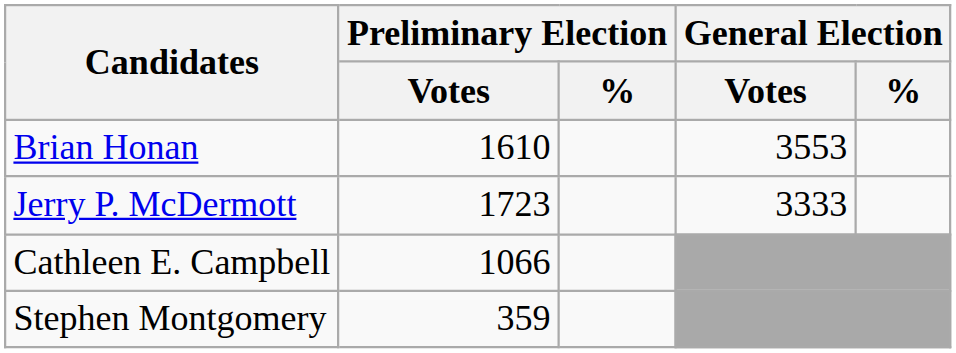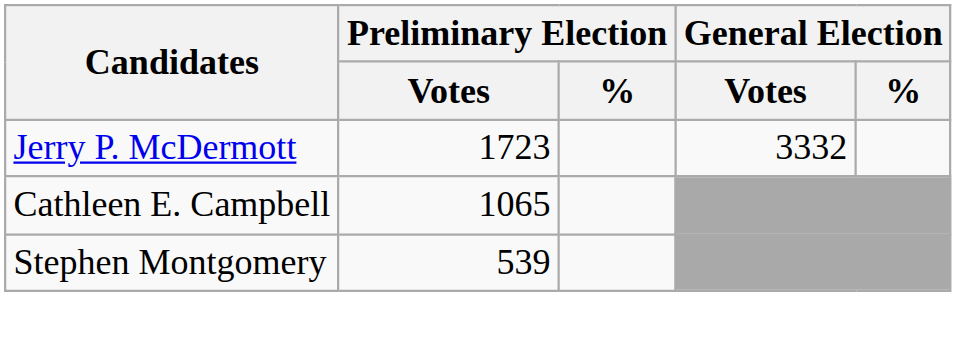- row: (106, 147)
(811, 204) 3333 -> (811, 147) 3332
(515, 261) 1066 -> (515, 204) 1065
(524, 318) 359 -> (524, 261) 539
